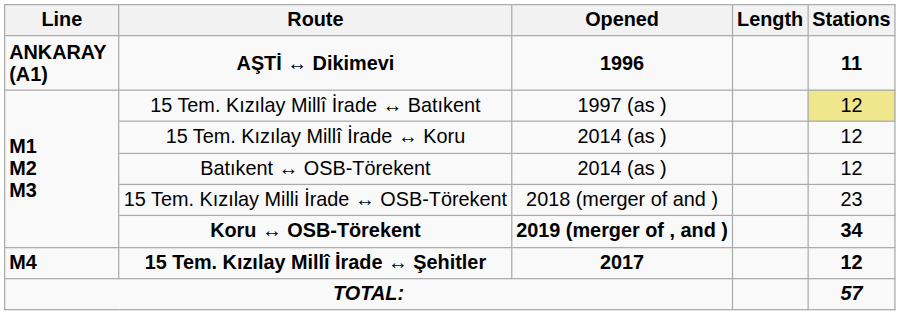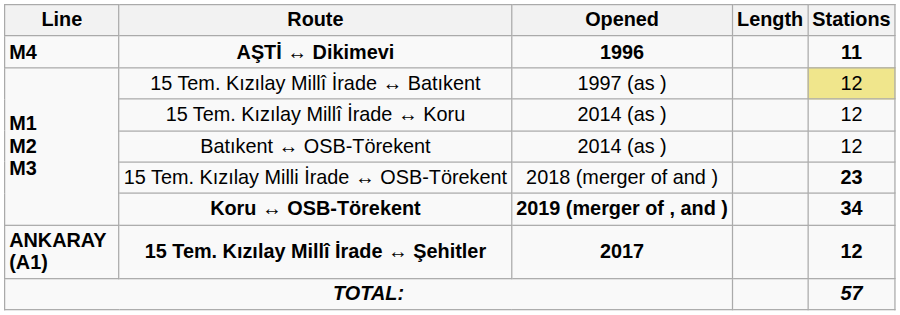(58, 62) ANKARAY (A1) -> (23, 51) M4
(851, 199) normal -> (851, 177) bold
(23, 262) M4 -> (58, 251) ANKARAY (A1)
